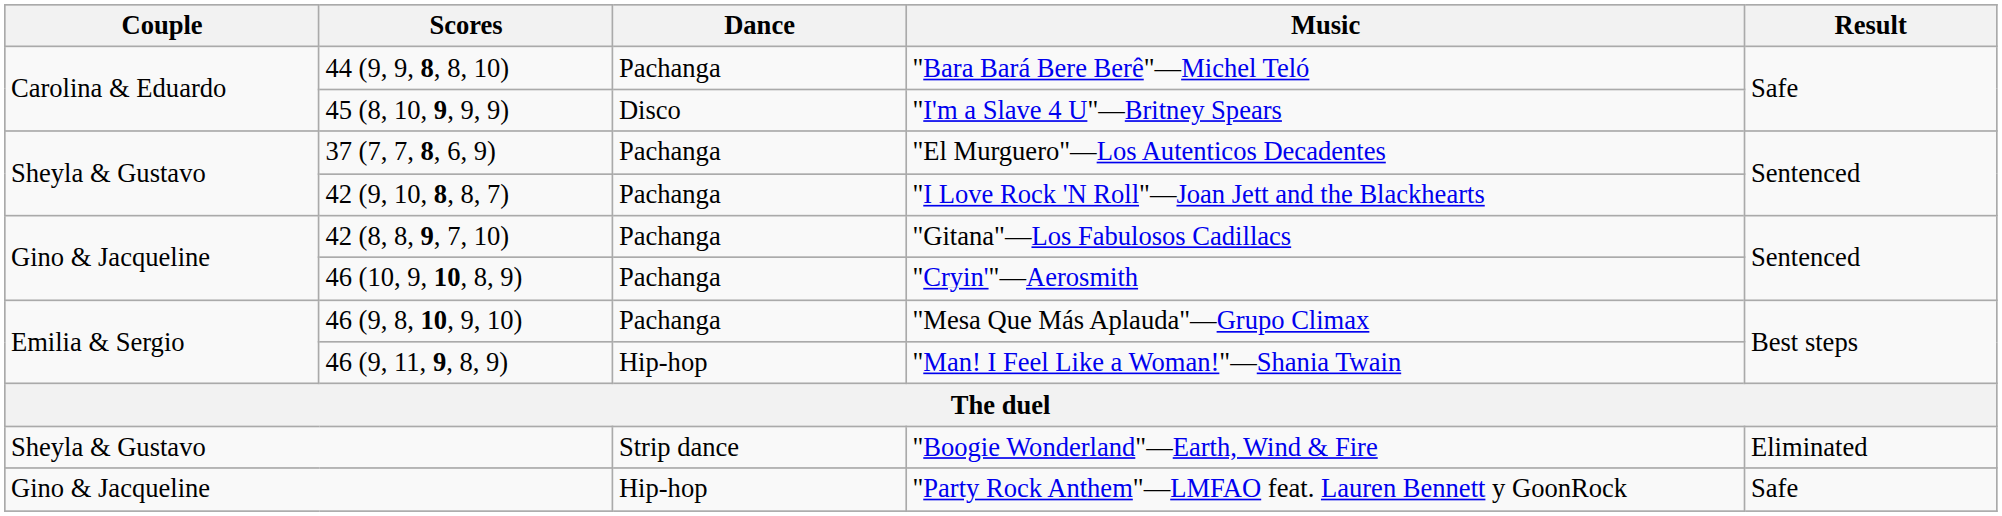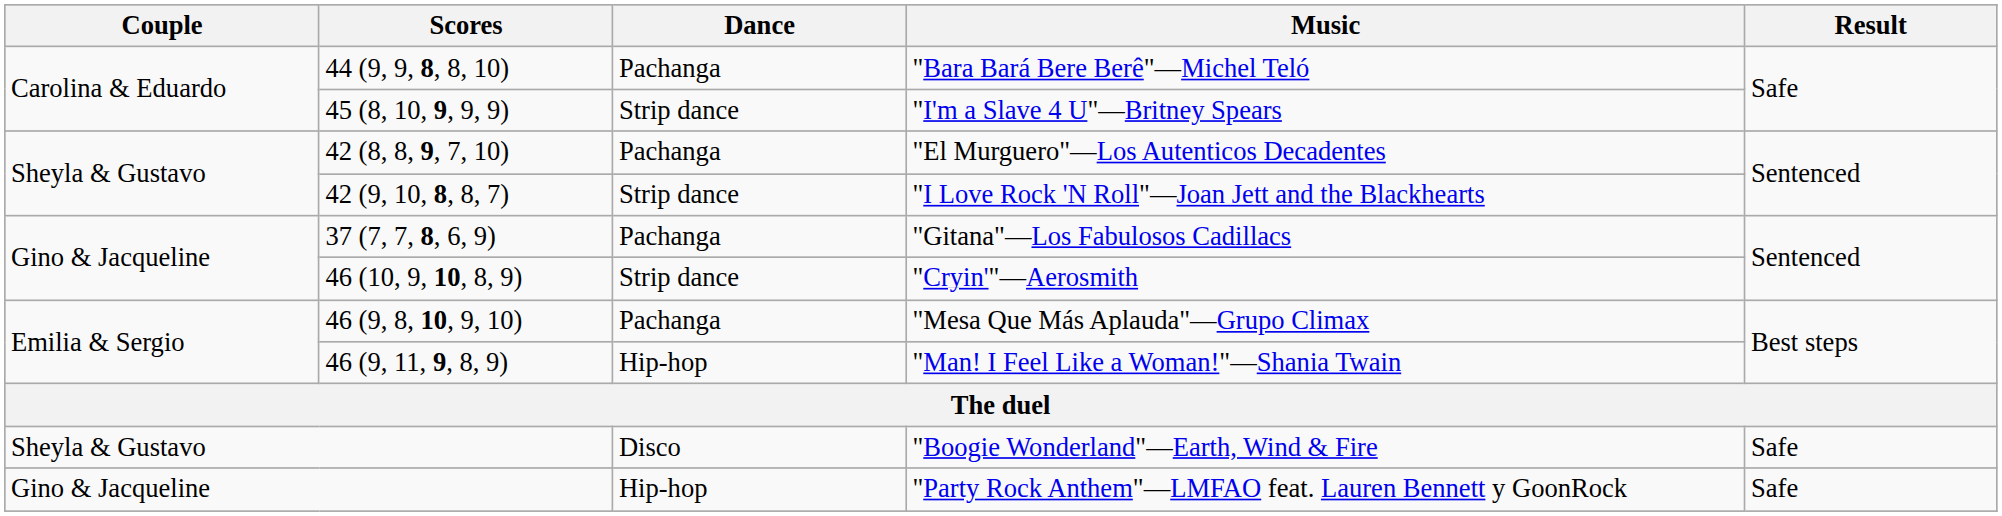(650, 109) Disco -> (679, 109) Strip dance
(411, 151) 37 (7, 7, 8, 6, 9) -> (417, 151) 42 (8, 8, 9, 7, 10)
(670, 194) Pachanga -> (679, 194) Strip dance
(417, 236) 42 (8, 8, 9, 7, 10) -> (411, 236) 37 (7, 7, 8, 6, 9)
(670, 278) Pachanga -> (679, 278) Strip dance
(679, 446) Strip dance -> (650, 446) Disco
(1809, 446) Eliminated -> (1775, 446) Safe
